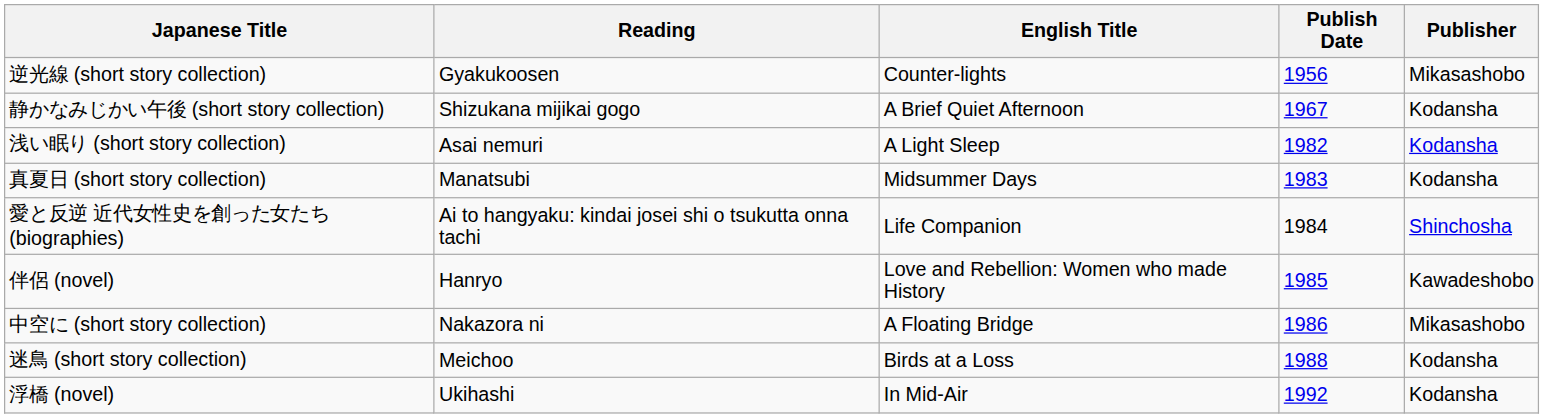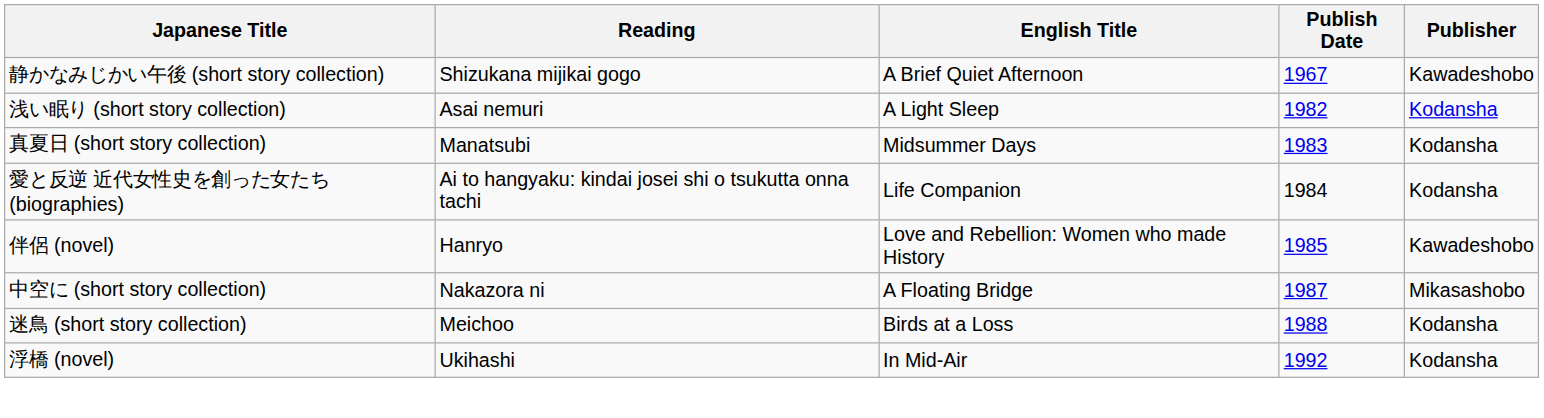- row: (138, 74)
(1453, 110) Kodansha -> (1471, 75) Kawadeshobo
(1461, 225) Shinchosha -> (1453, 191) Kodansha
(1306, 325) 1986 -> (1306, 290) 1987
